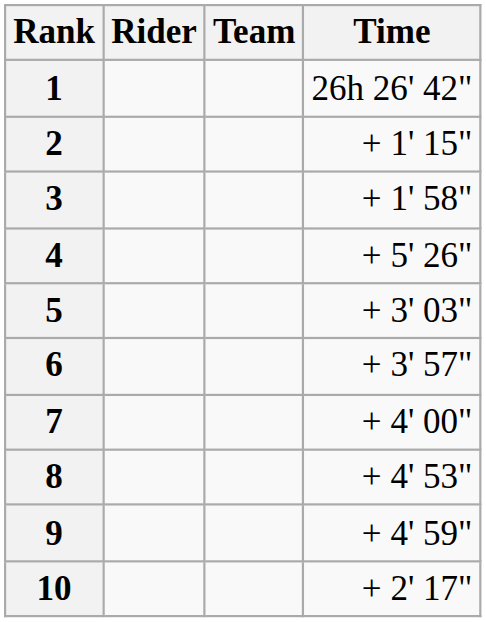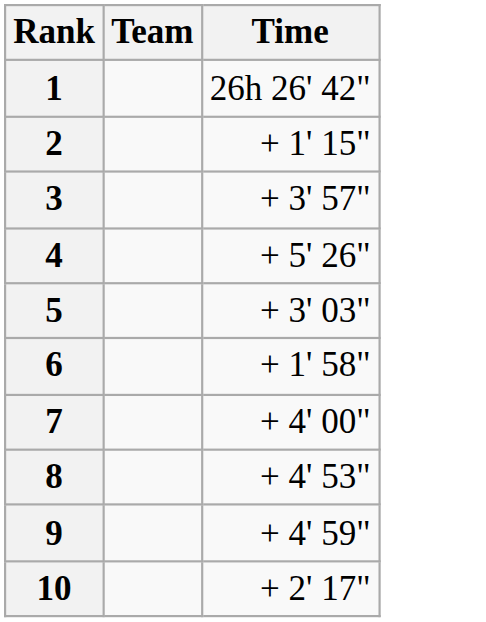- column: (154, 32)
(417, 198) + 1' 58" -> (315, 198) + 3' 57"
(417, 365) + 3' 57" -> (315, 365) + 1' 58"
